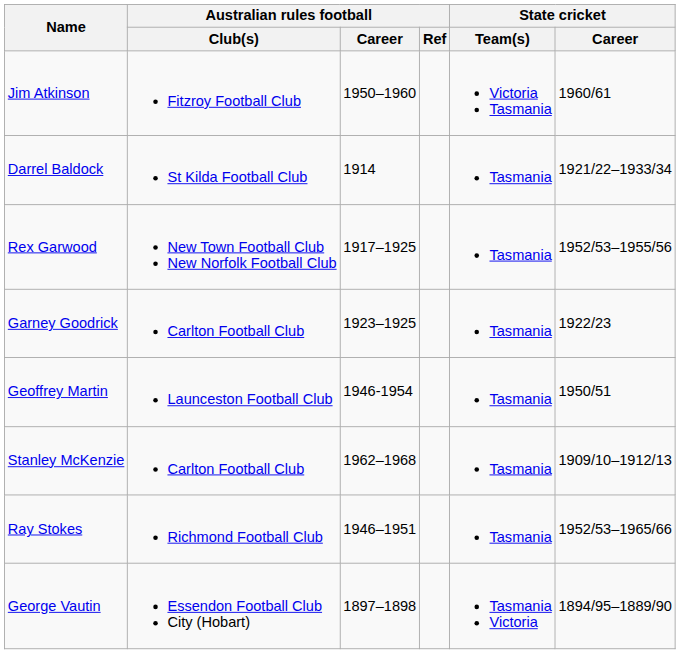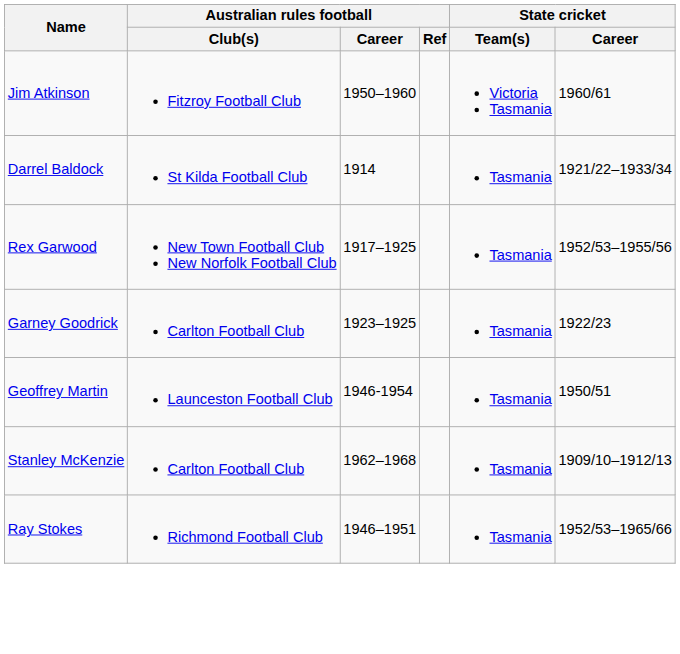- row: (54, 606)
